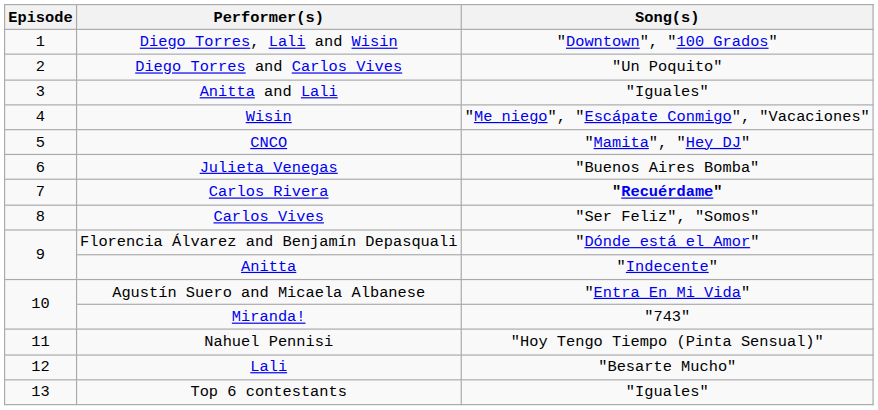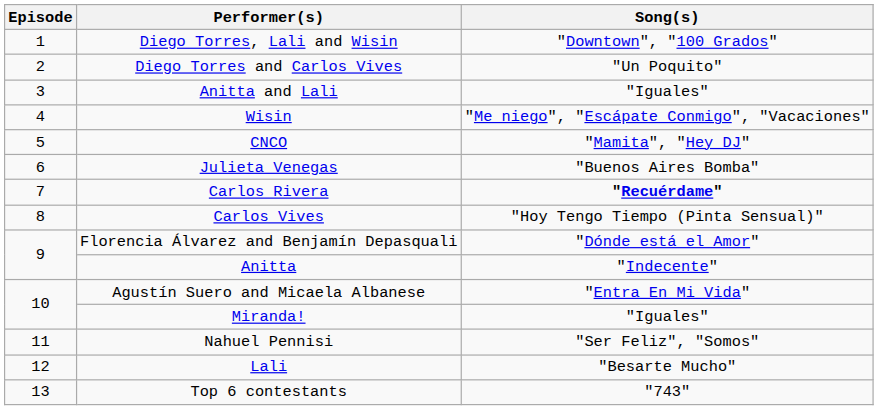(667, 217) "Ser Feliz", "Somos" -> (667, 217) "Hoy Tengo Tiempo (Pinta Sensual)"
(667, 317) "743" -> (667, 317) "Iguales"
(667, 342) "Hoy Tengo Tiempo (Pinta Sensual)" -> (667, 342) "Ser Feliz", "Somos"
(667, 392) "Iguales" -> (667, 392) "743"
